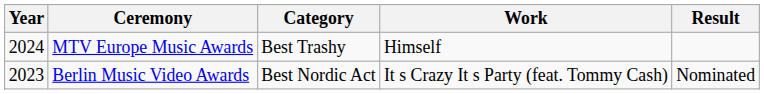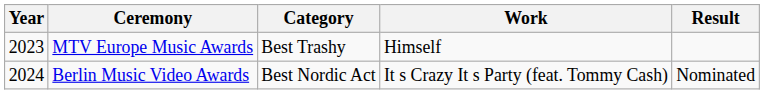(26, 46) 2024 -> (26, 46) 2023
(26, 74) 2023 -> (26, 74) 2024
